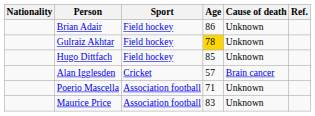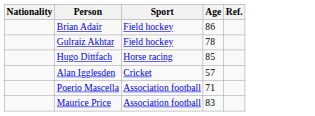- column: (256, 12)
(210, 42) gold background -> (210, 42) no background
(148, 57) Field hockey -> (148, 57) Horse racing
